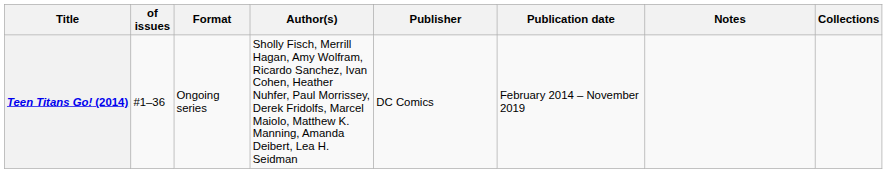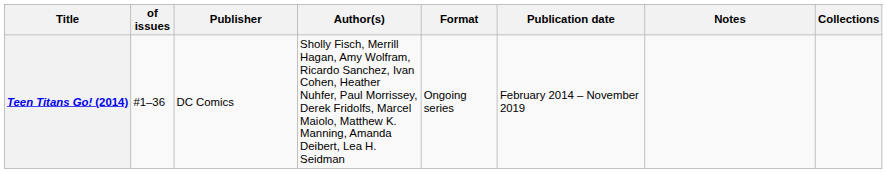columns swapped: (212, 19) <-> (435, 19)
